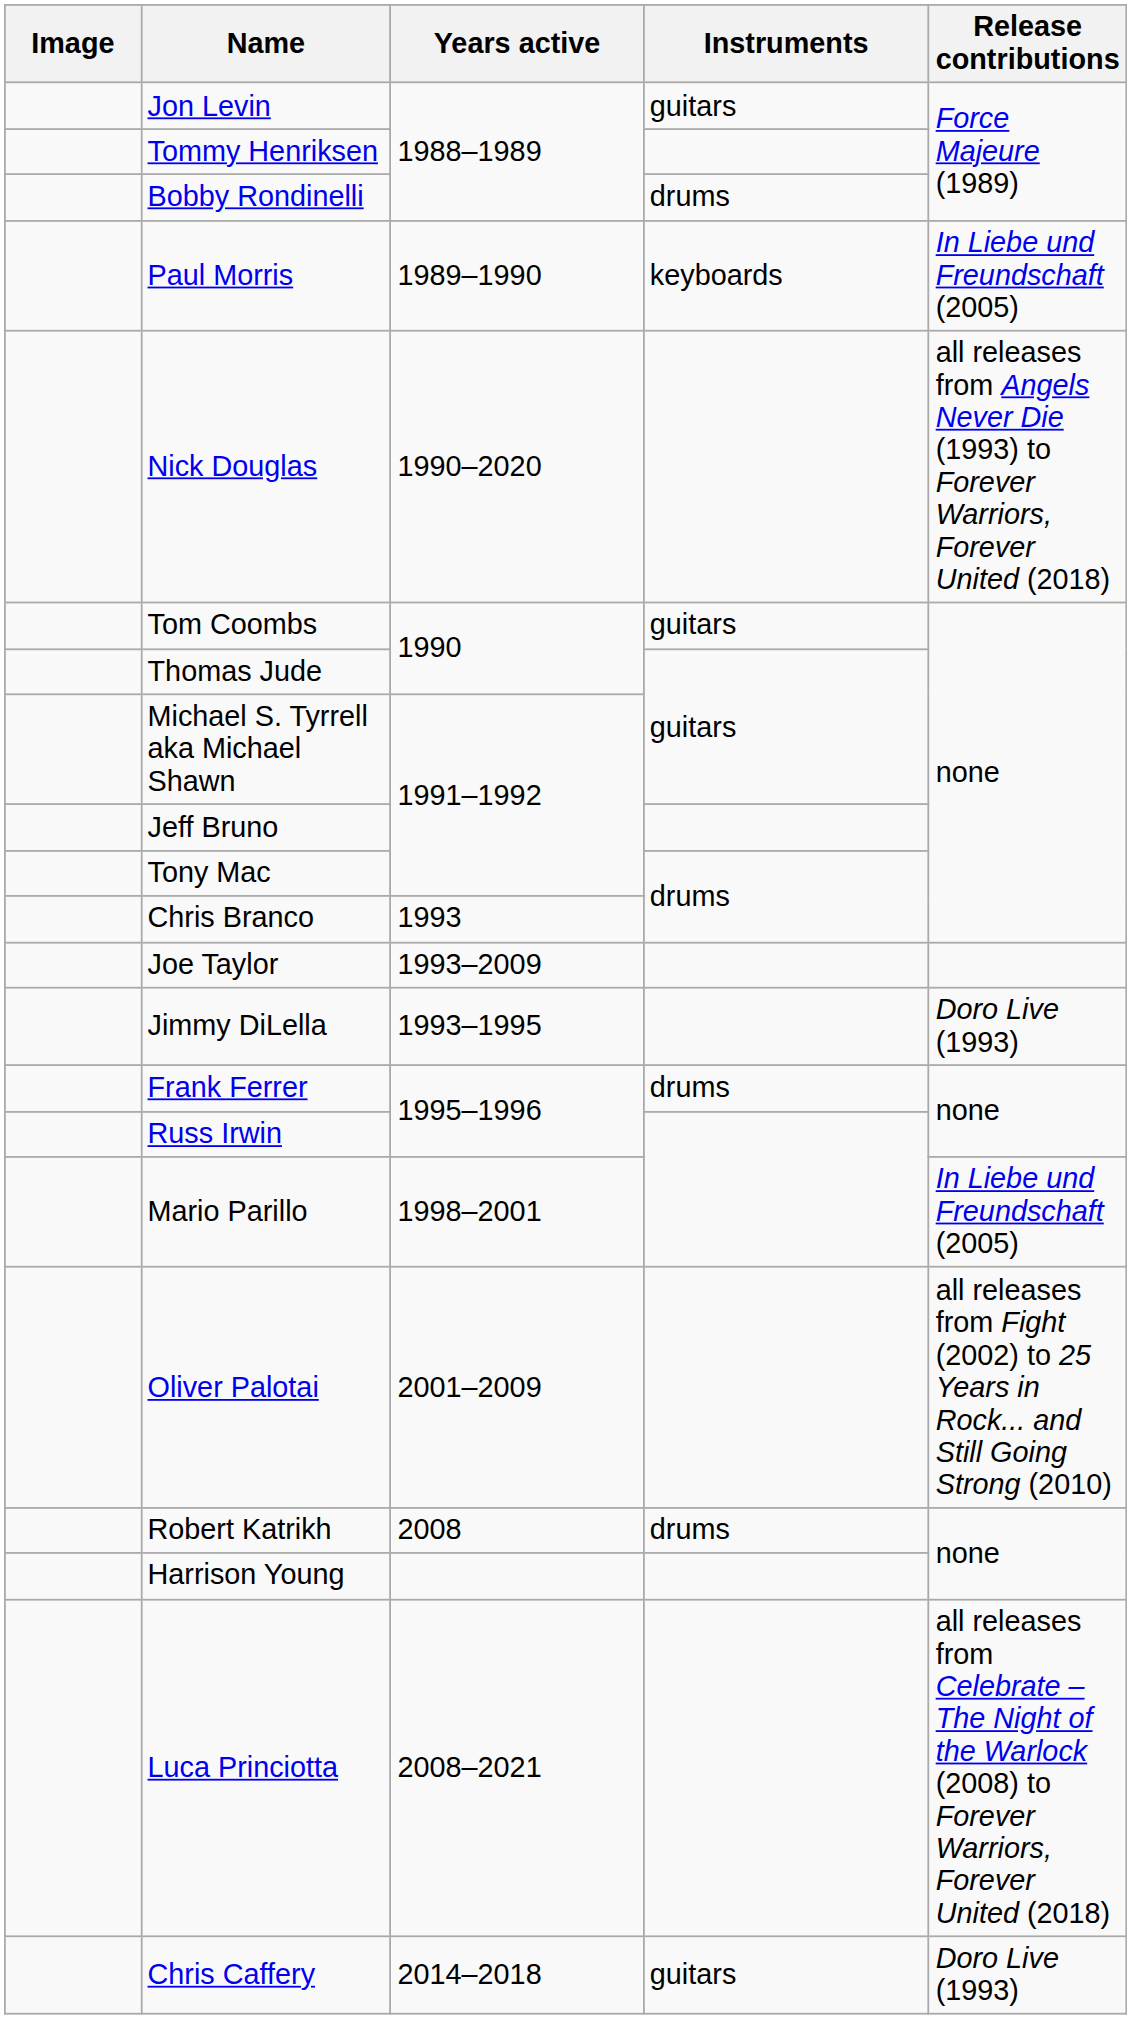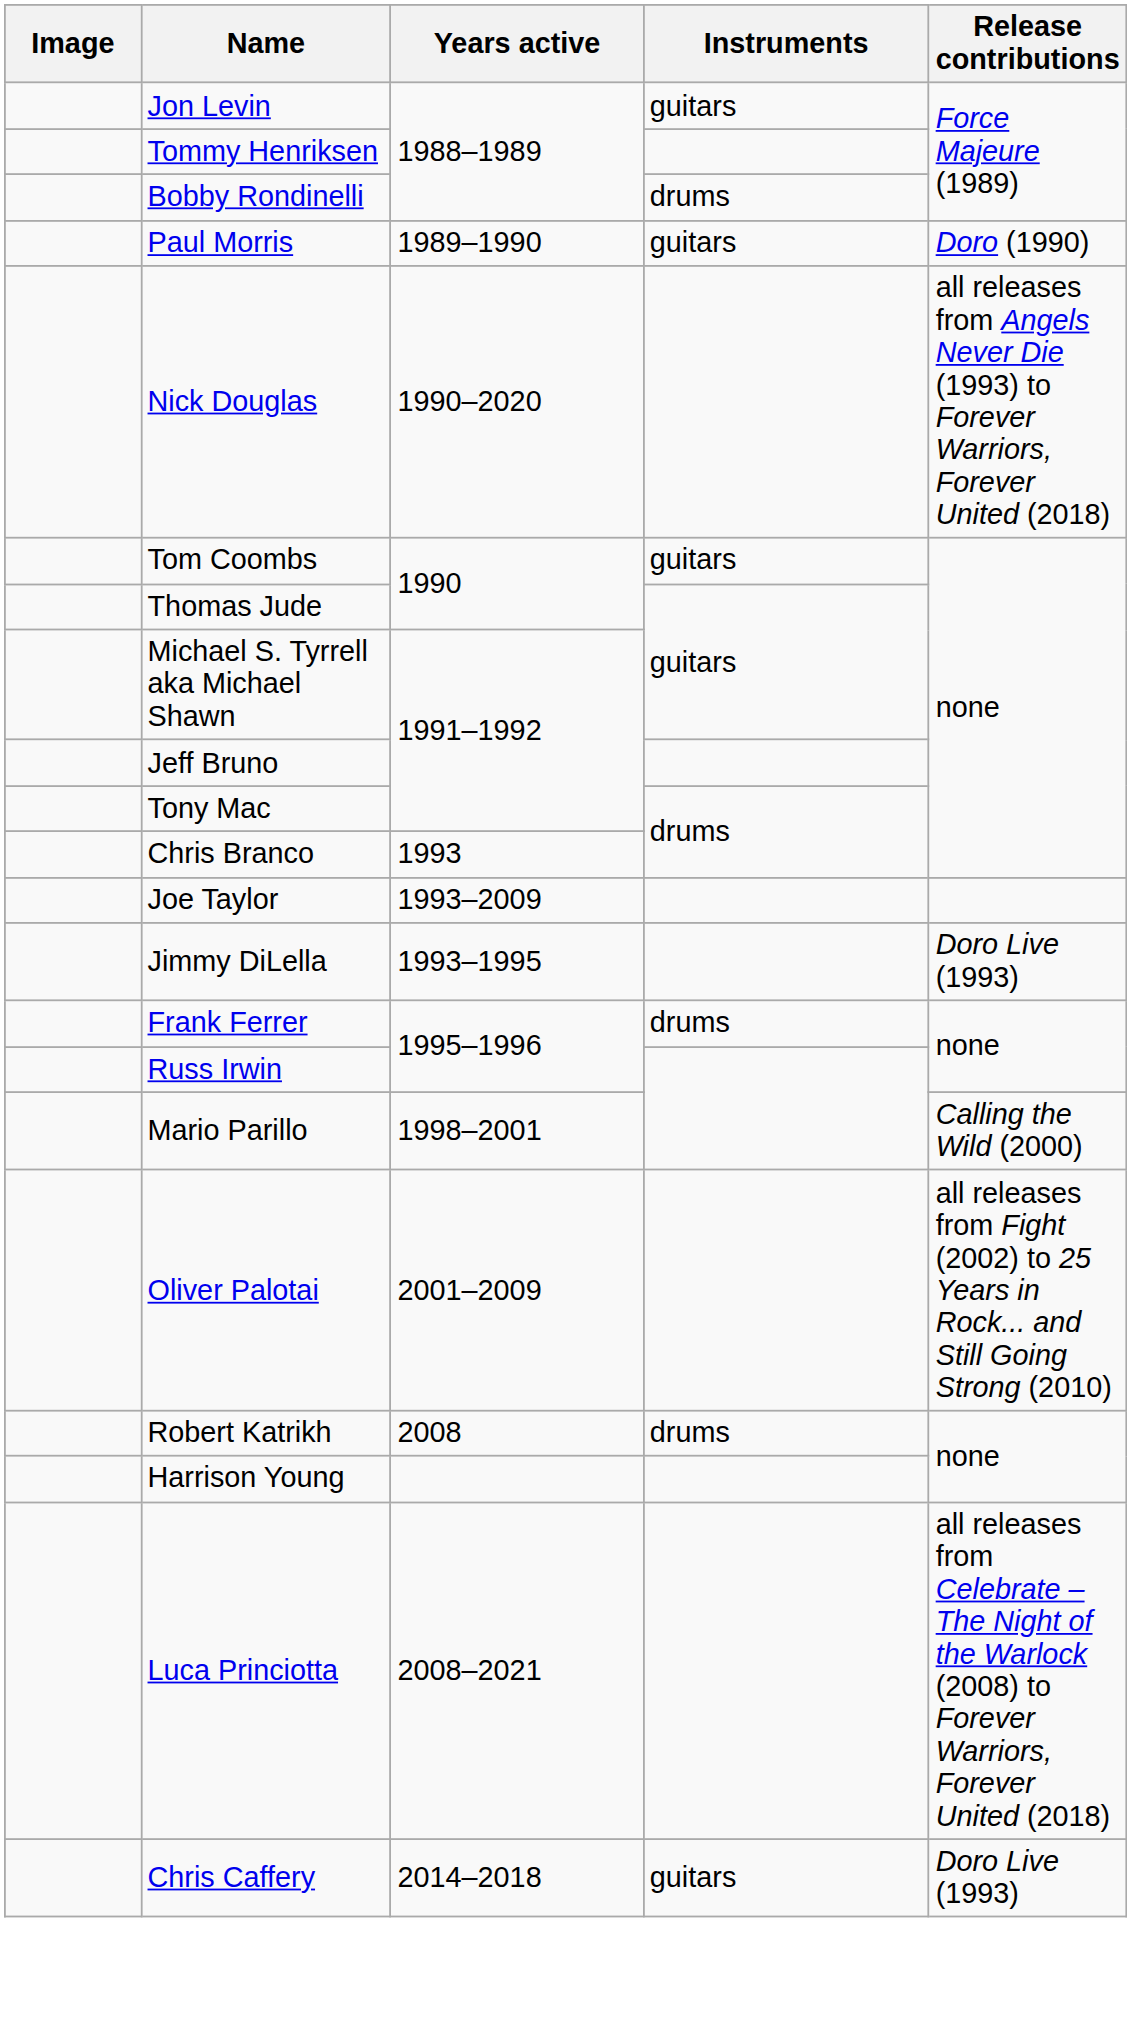(716, 274) keyboards -> (693, 242) guitars
(1020, 274) In Liebe und Freundschaft (2005) -> (1013, 242) Doro (1990)
(1020, 1211) In Liebe und Freundschaft (2005) -> (1009, 1130) Calling the Wild (2000)
